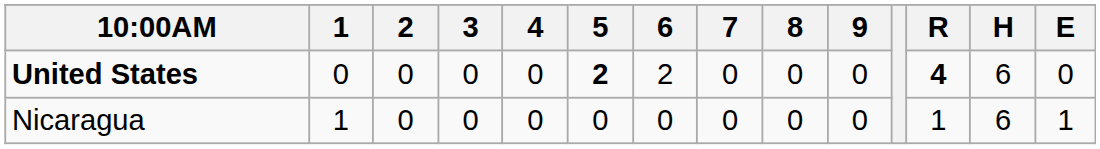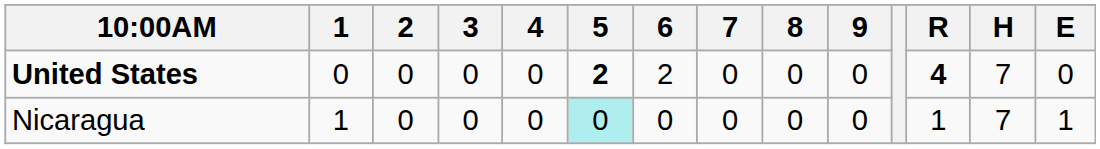(1003, 73) 6 -> (1003, 73) 7
(600, 119) no background -> (600, 119) paleturquoise background
(1003, 119) 6 -> (1003, 119) 7
